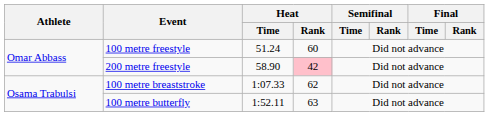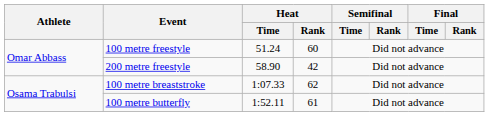(313, 67) pink background -> (313, 67) no background
(313, 103) 63 -> (313, 103) 61
